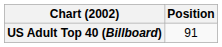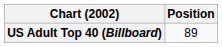(191, 33) 91 -> (191, 33) 89
